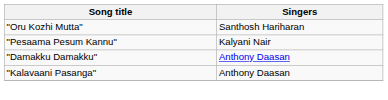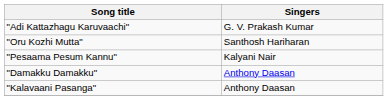+ row: (68, 27)
